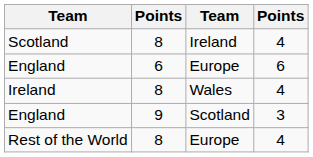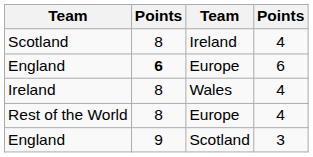(159, 66) normal -> (159, 66) bold
rows swapped: (68, 139) <-> (37, 115)
